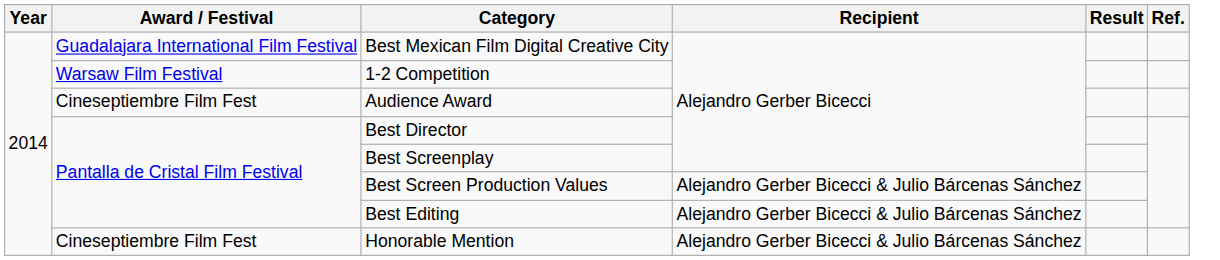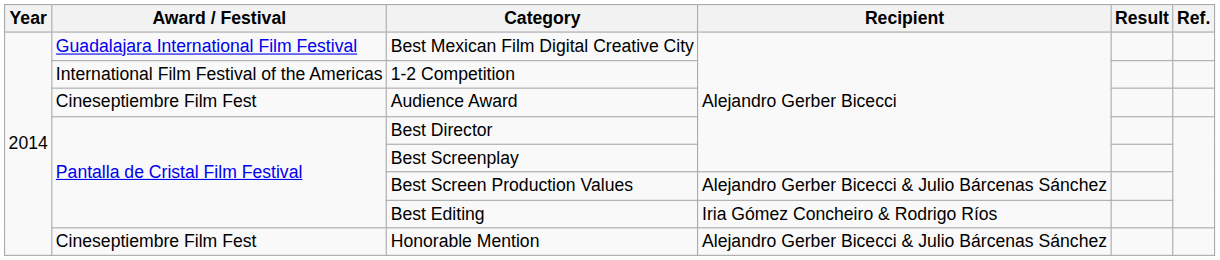(139, 74) Warsaw Film Festival -> (219, 74) International Film Festival of the Americas
(879, 213) Alejandro Gerber Bicecci & Julio Bárcenas Sánchez -> (850, 213) Iria Gómez Concheiro & Rodrigo Ríos
